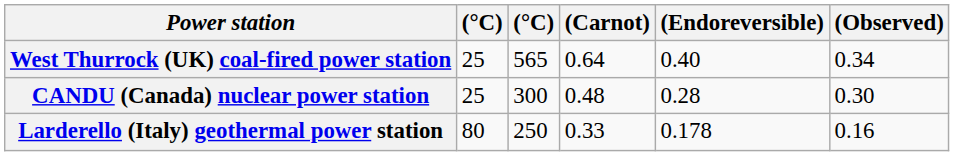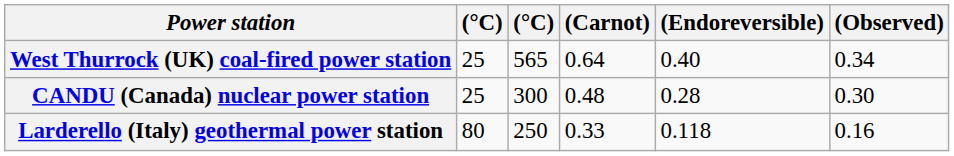(686, 131) 0.178 -> (686, 131) 0.118
